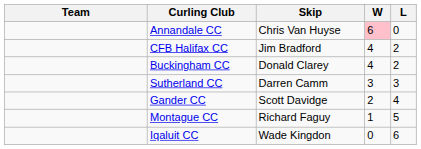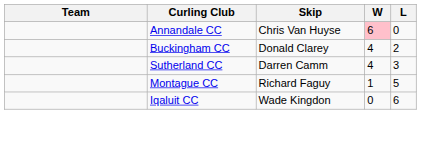- row: (189, 48)
(370, 83) 3 -> (370, 65) 4
- row: (178, 100)
